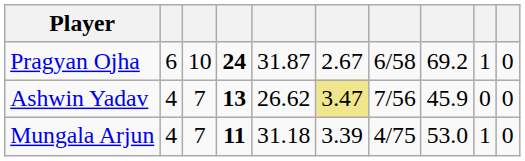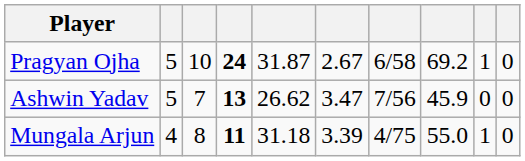(171, 60) 6 -> (171, 60) 5
(171, 98) 4 -> (171, 98) 5
(342, 98) khaki background -> (342, 98) no background
(200, 135) 7 -> (200, 135) 8
(447, 135) 53.0 -> (447, 135) 55.0
